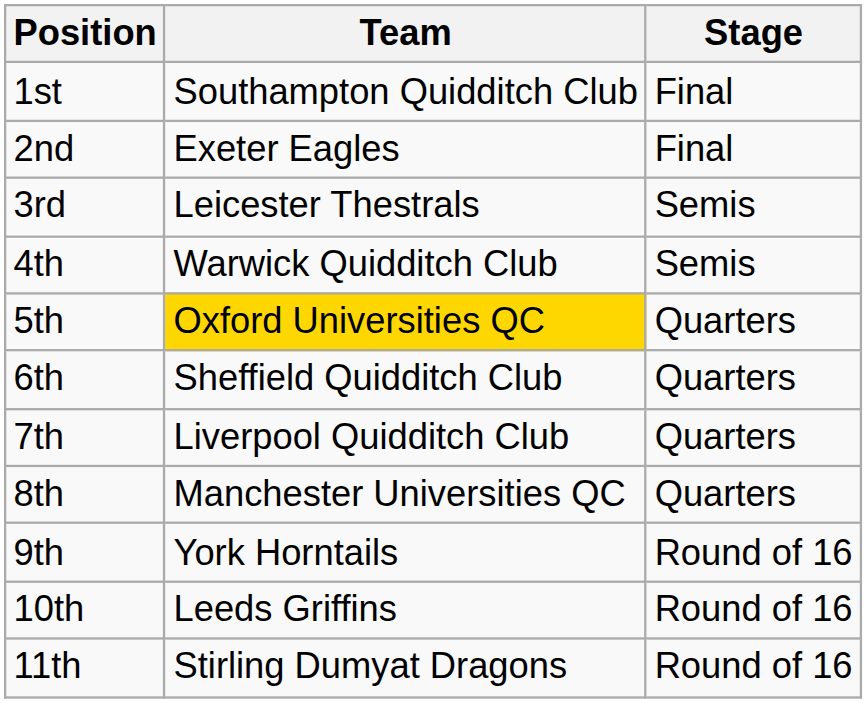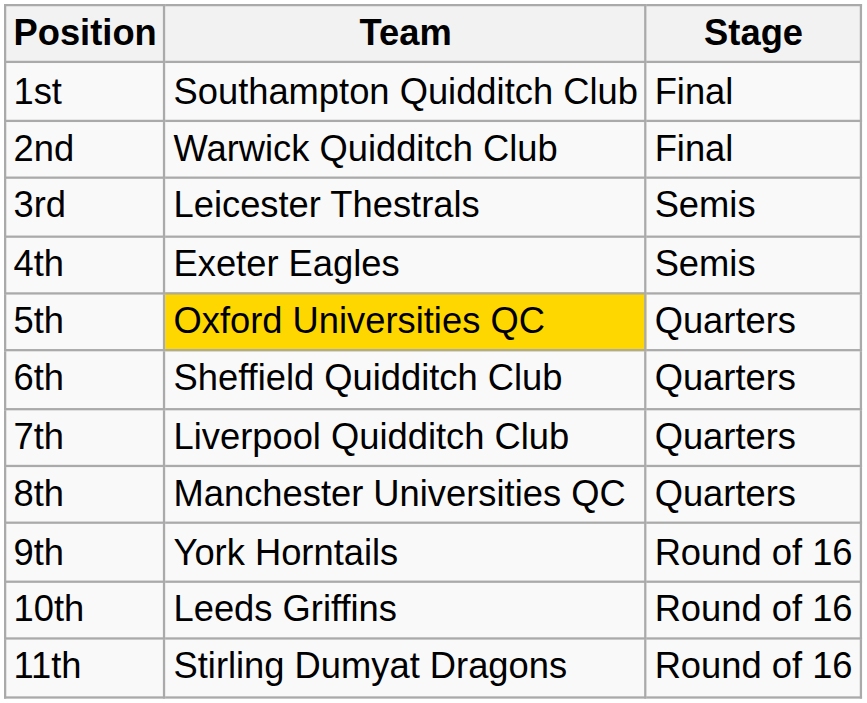(287, 148) Exeter Eagles -> (366, 148) Warwick Quidditch Club
(366, 263) Warwick Quidditch Club -> (287, 263) Exeter Eagles
